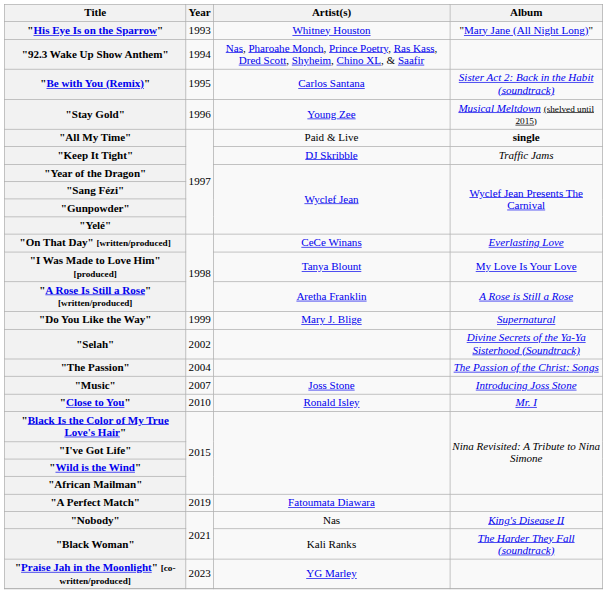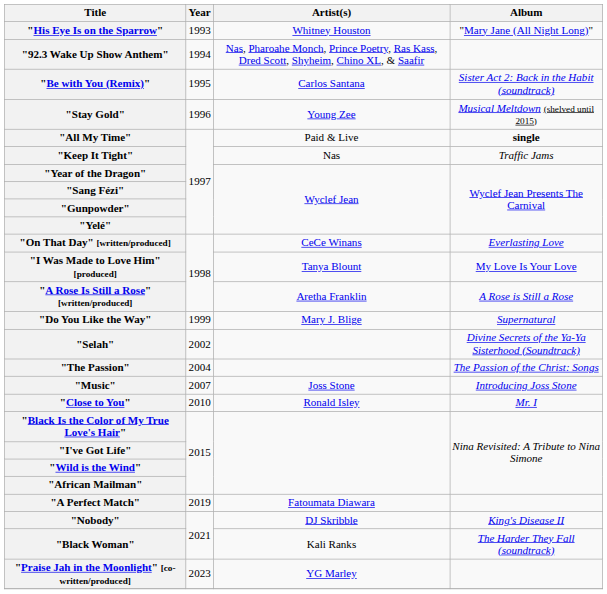(332, 155) DJ Skribble -> (331, 155) Nas
(331, 520) Nas -> (332, 520) DJ Skribble
